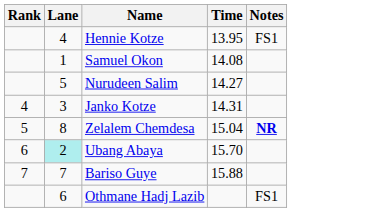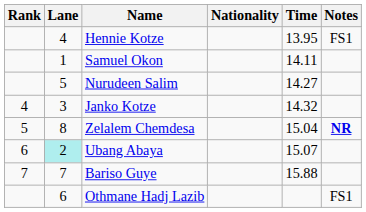+ column: (245, 15)
(227, 60) 14.08 -> (302, 60) 14.11
(227, 106) 14.31 -> (302, 106) 14.32
(227, 151) 15.70 -> (302, 151) 15.07
